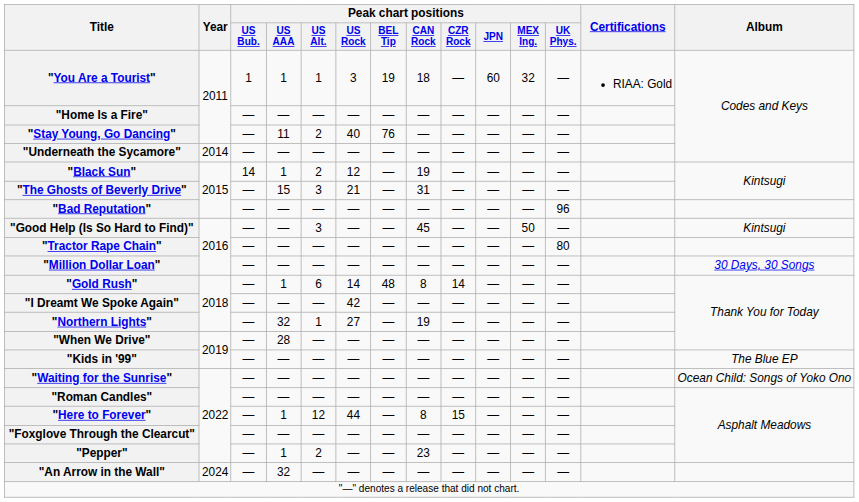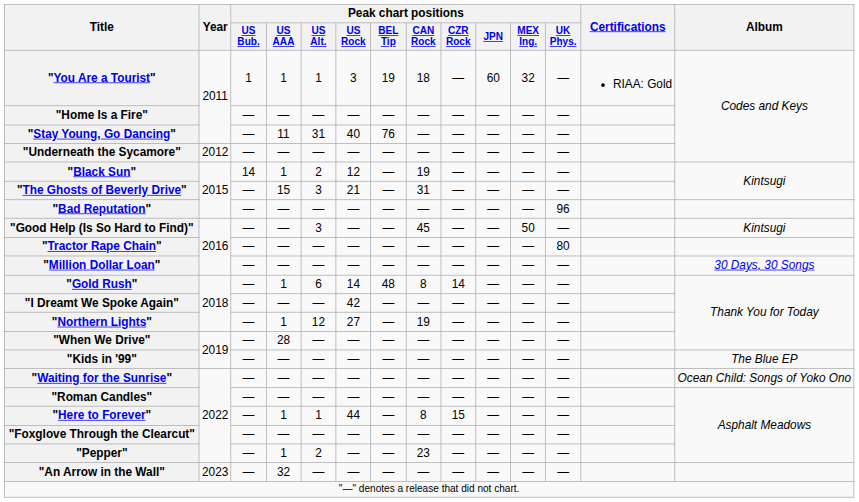(318, 134) 2 -> (318, 134) 31
(215, 152) 2014 -> (215, 152) 2012
(283, 321) 32 -> (283, 321) 1
(318, 321) 1 -> (318, 321) 12
(318, 415) 12 -> (318, 415) 1
(215, 472) 2024 -> (215, 472) 2023
